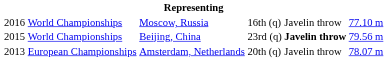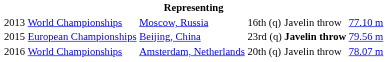(15, 22) 2016 -> (15, 22) 2013
(75, 37) World Championships -> (82, 37) European Championships
(15, 51) 2013 -> (15, 51) 2016
(82, 51) European Championships -> (75, 51) World Championships
